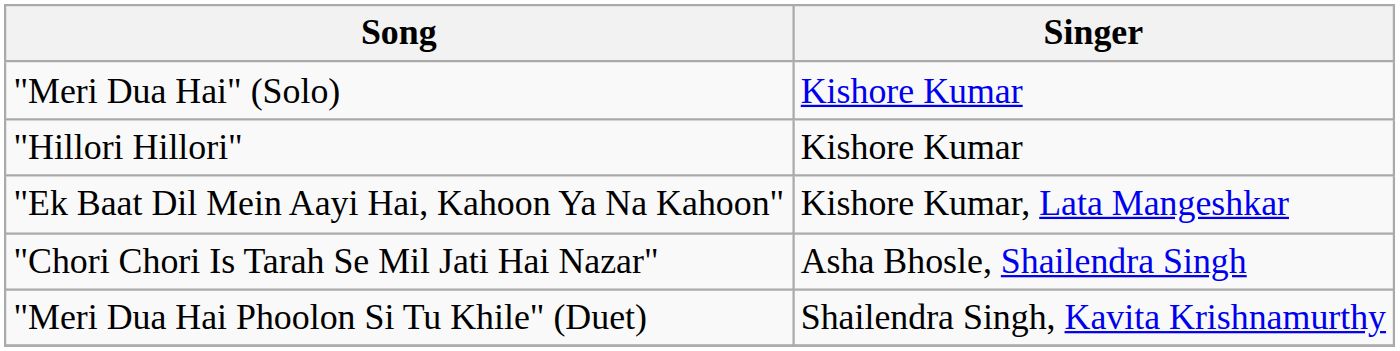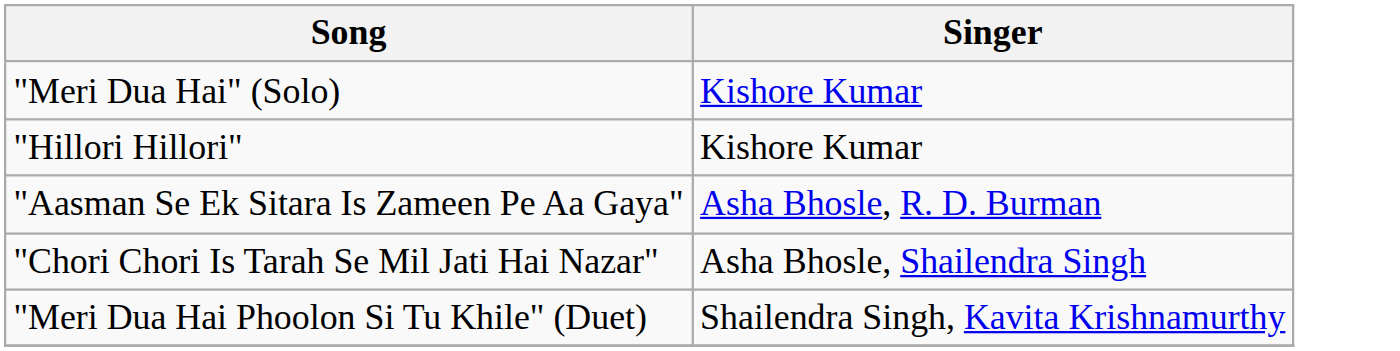- row: (399, 203)
+ row: (348, 203)
